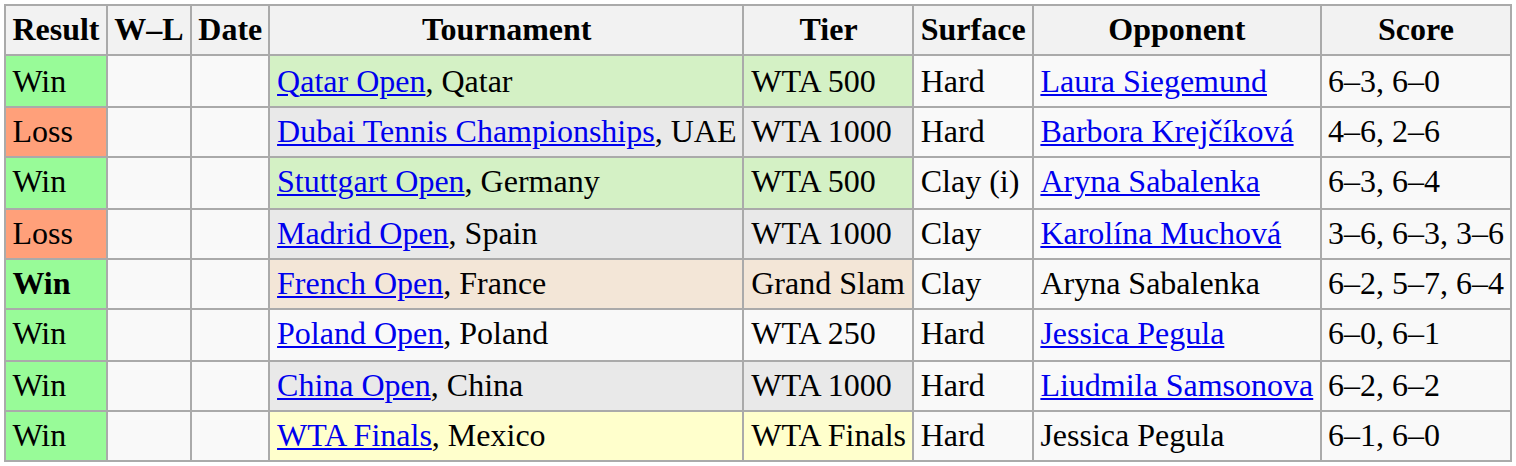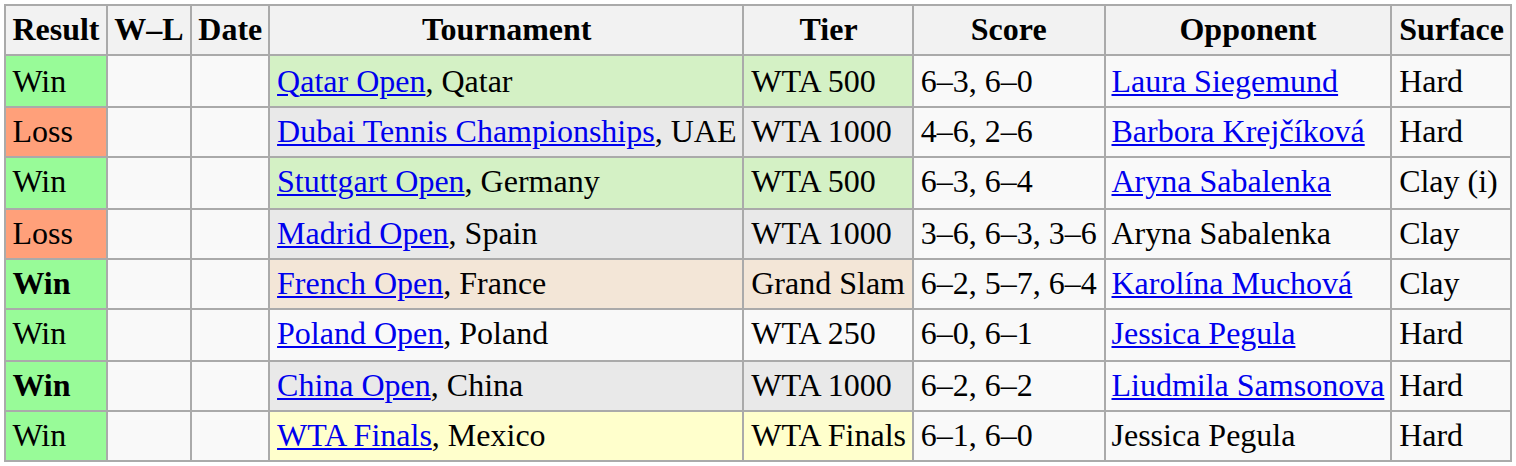columns swapped: (973, 29) <-> (1416, 29)
(1161, 232) Karolína Muchová -> (1221, 232) Aryna Sabalenka
(1150, 283) Aryna Sabalenka -> (1232, 283) Karolína Muchová
(39, 385) normal -> (41, 385) bold
